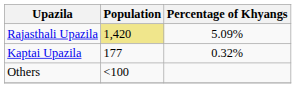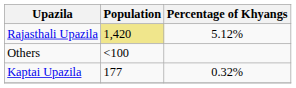(227, 33) 5.09% -> (227, 33) 5.12%
rows swapped: (44, 53) <-> (24, 72)
